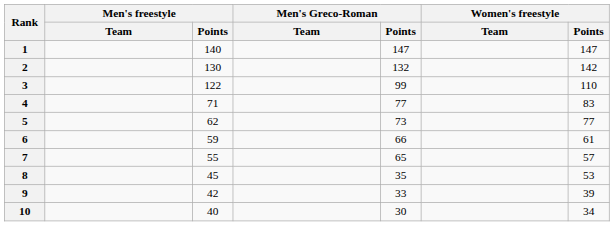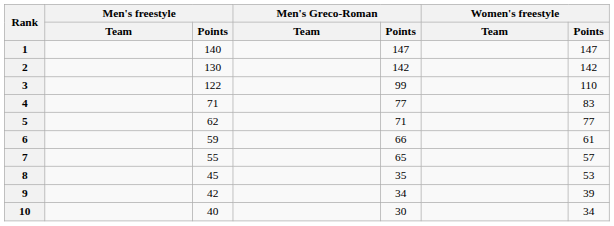(401, 67) 132 -> (401, 67) 142
(401, 121) 73 -> (401, 121) 71
(401, 193) 33 -> (401, 193) 34
